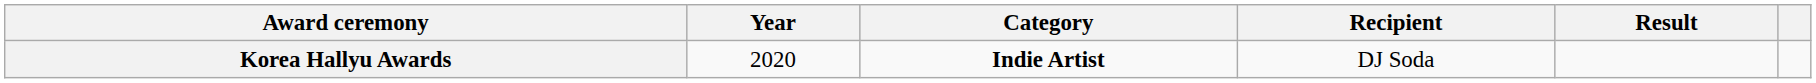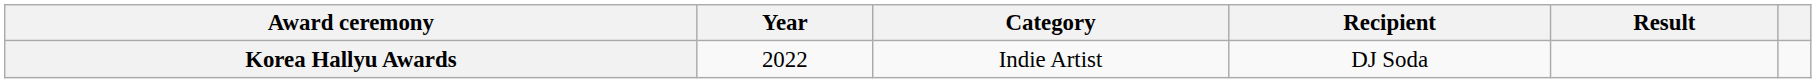(773, 58) 2020 -> (785, 58) 2022
(1048, 58) bold -> (1051, 58) normal
